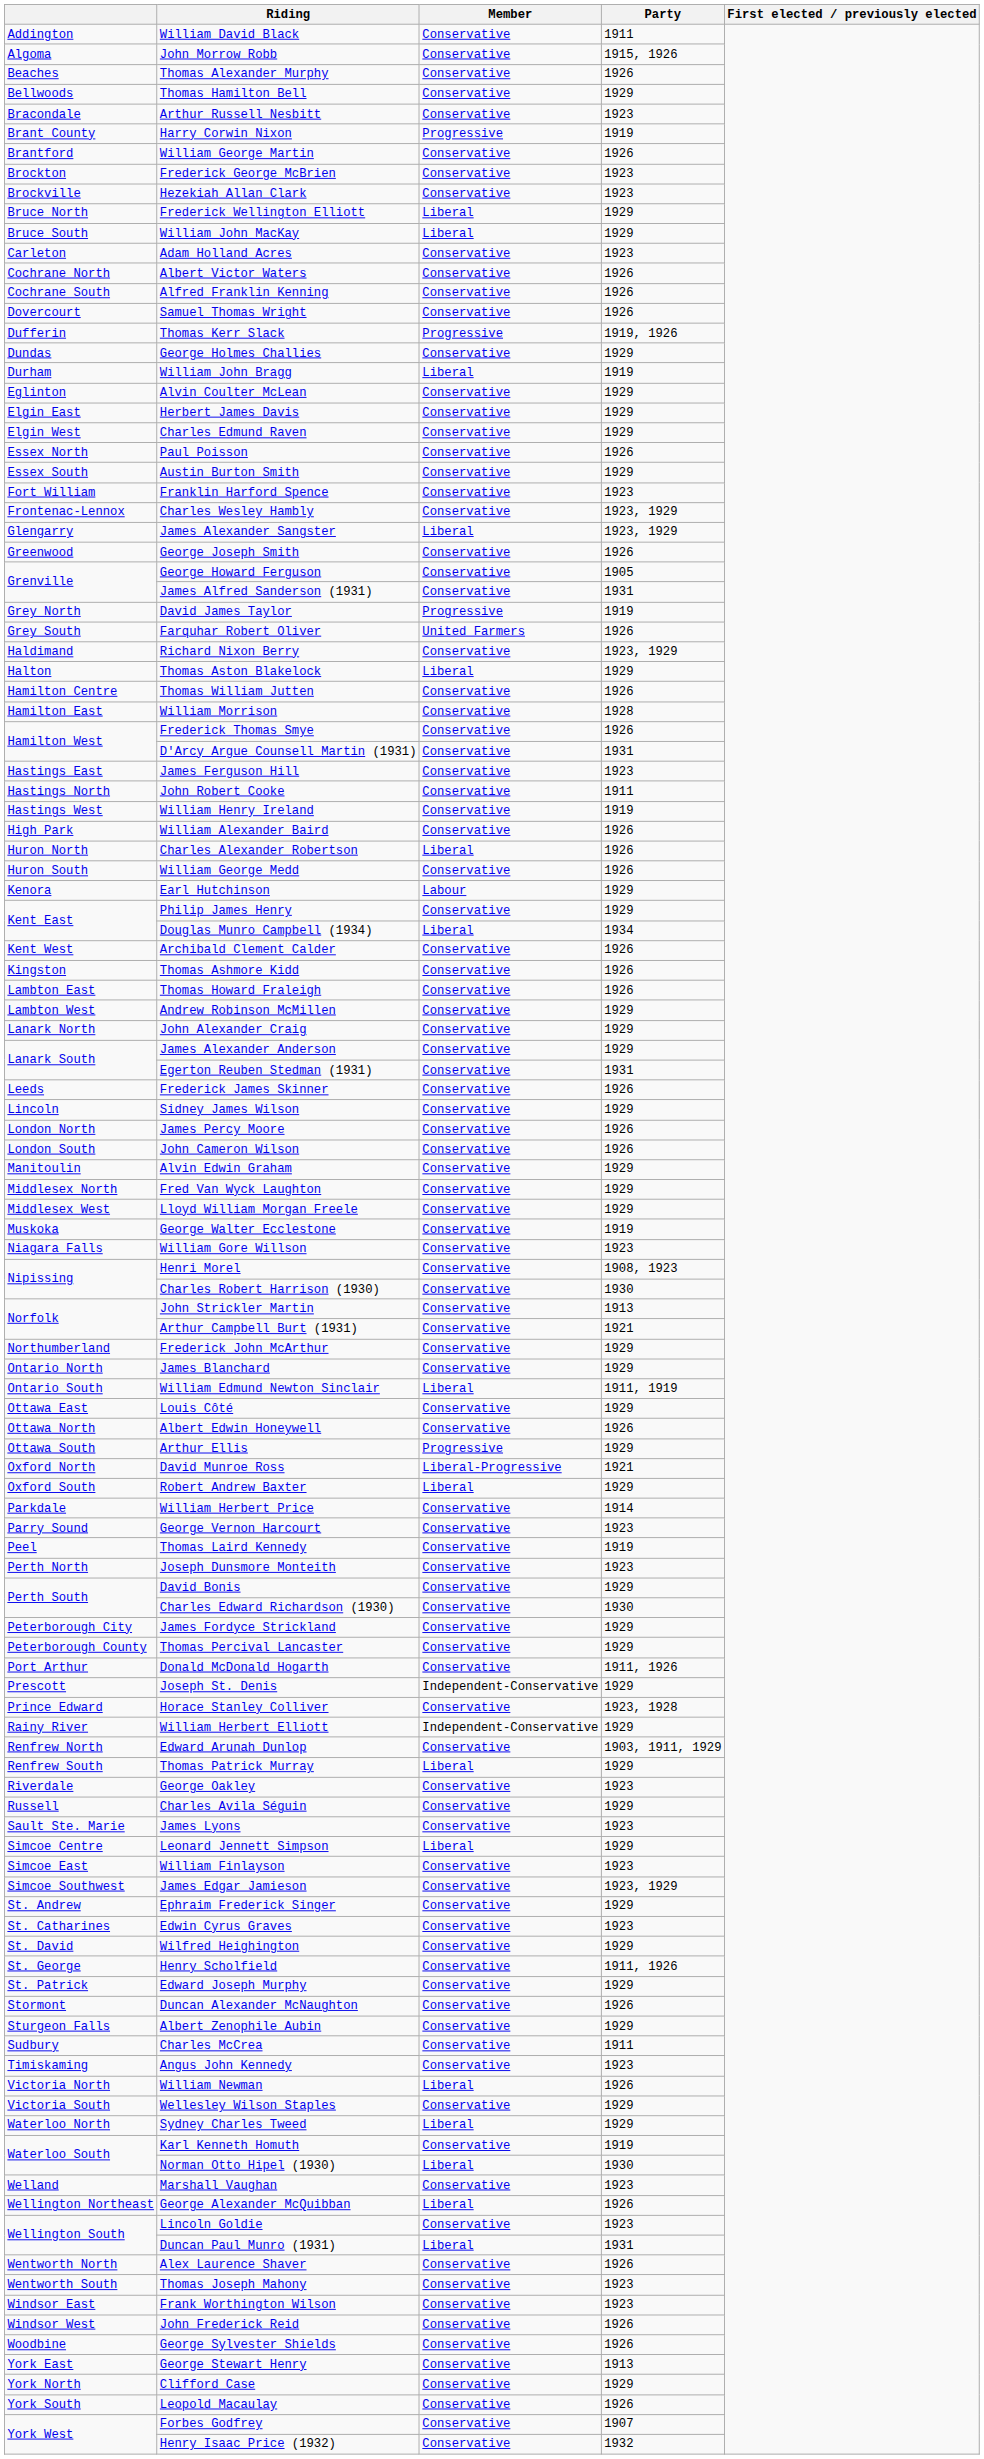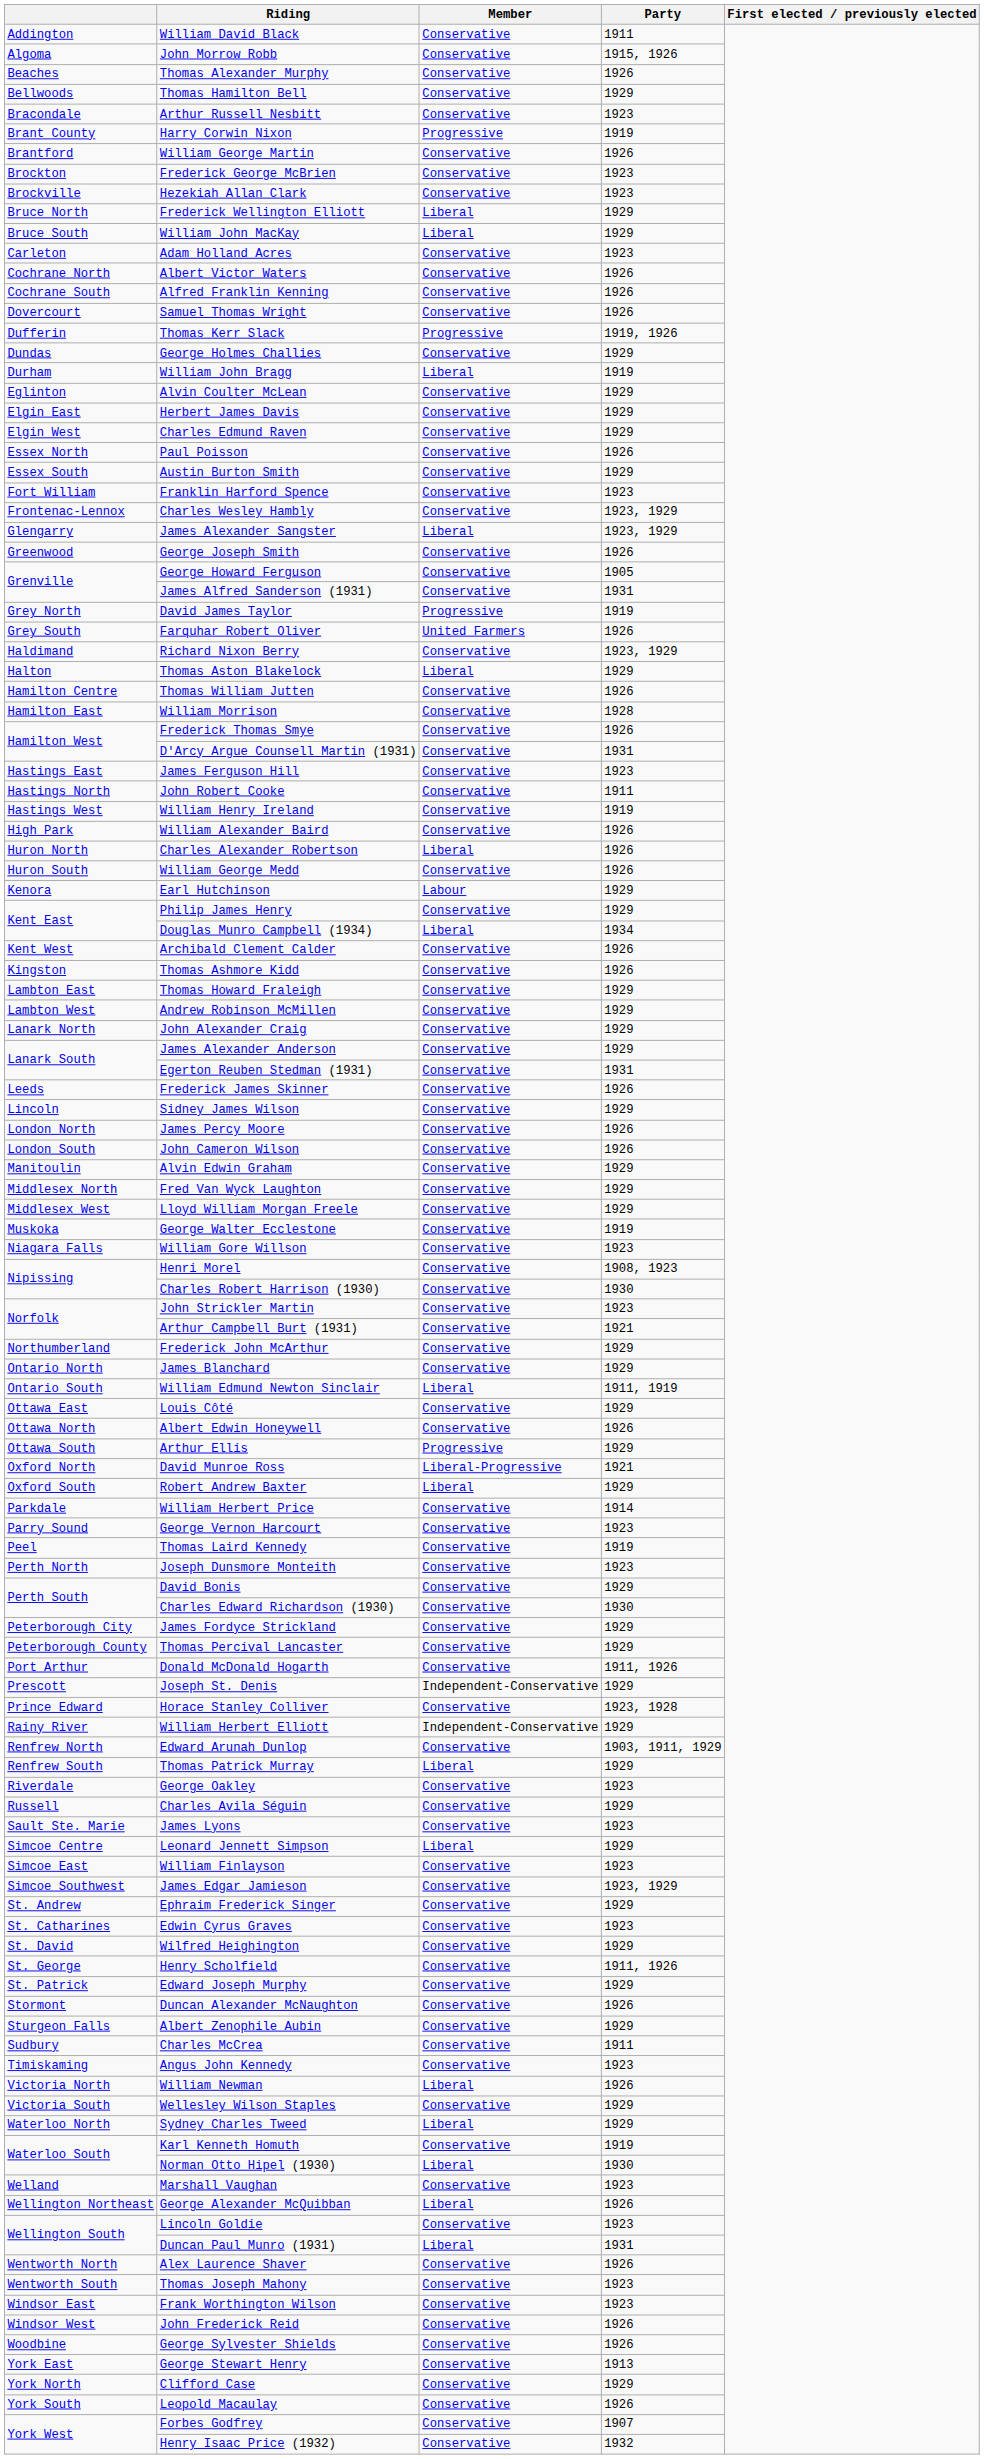(619, 990) 1926 -> (619, 990) 1929
(619, 1309) 1913 -> (619, 1309) 1923
